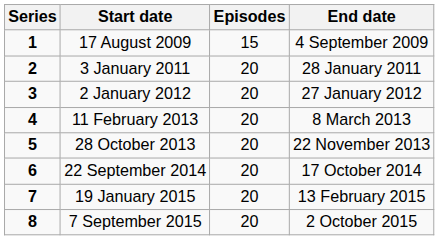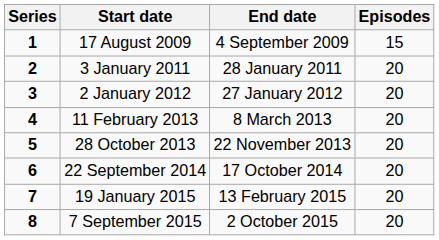columns swapped: (362, 17) <-> (250, 17)
